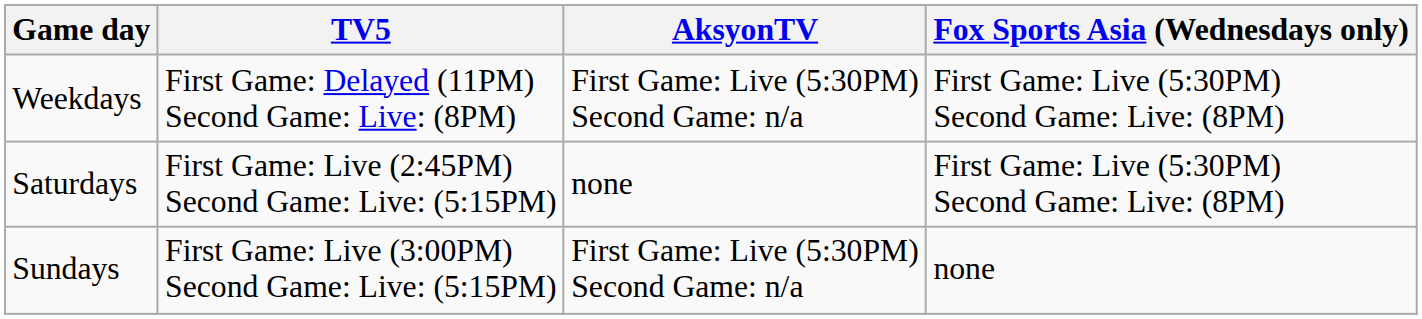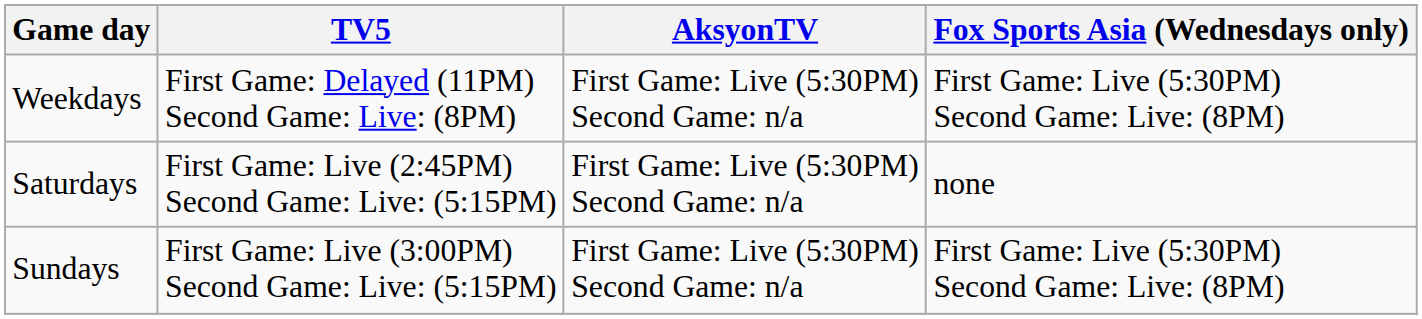(602, 183) none -> (745, 183) First Game: Live (5:30PM) Second Game: n/a
(1109, 183) First Game: Live (5:30PM) Second Game: Live: (8PM) -> (964, 183) none
(964, 269) none -> (1109, 269) First Game: Live (5:30PM) Second Game: Live: (8PM)
